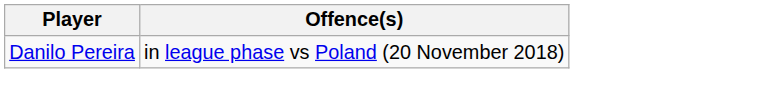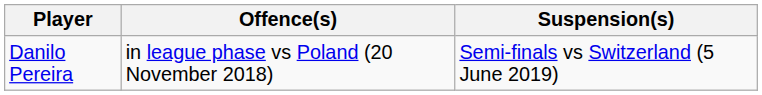+ column: (606, 20)
